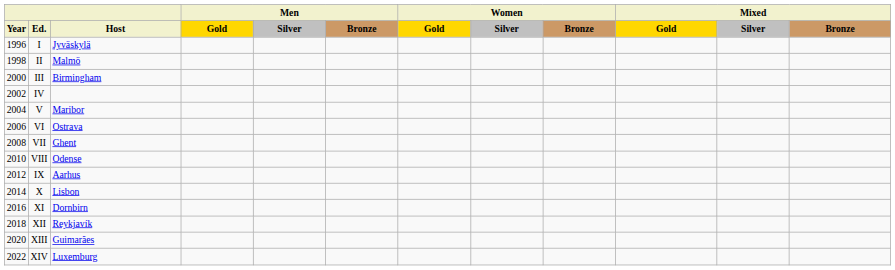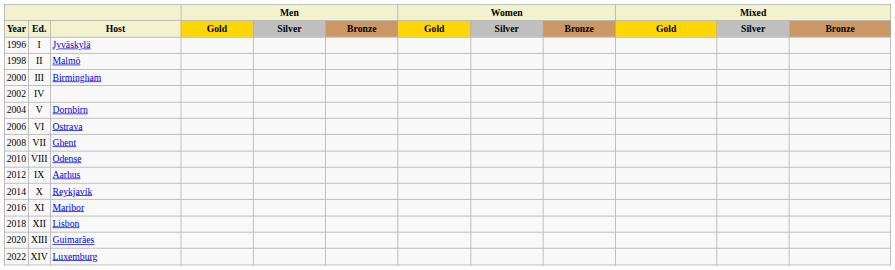(68, 110) Maribor -> (70, 110) Dornbirn
(66, 191) Lisbon -> (72, 191) Reykjavík
(70, 207) Dornbirn -> (68, 207) Maribor
(72, 224) Reykjavík -> (66, 224) Lisbon
